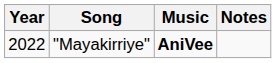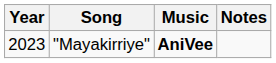(27, 44) 2022 -> (27, 44) 2023
